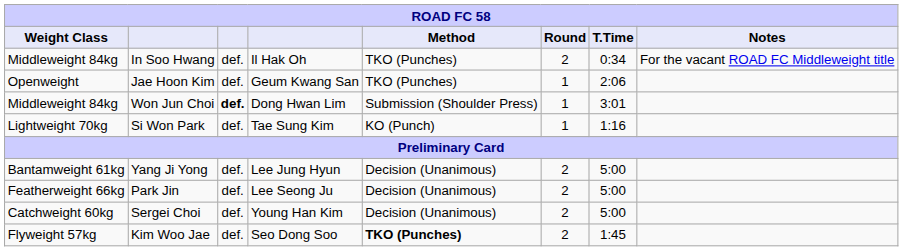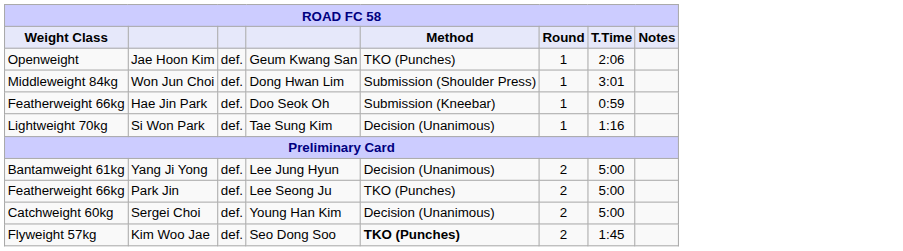- row: (173, 59)
(233, 103) bold -> (232, 81) normal
+ row: (169, 103)
(400, 125) KO (Punch) -> (429, 125) Decision (Unanimous)
(431, 191) Decision (Unanimous) -> (410, 191) TKO (Punches)
